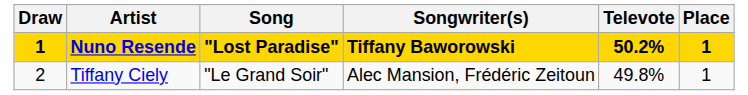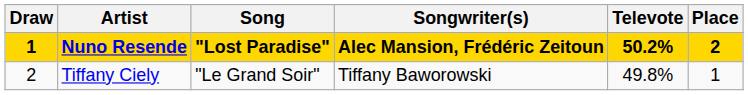(431, 47) Tiffany Baworowski -> (471, 47) Alec Mansion, Frédéric Zeitoun
(706, 47) 1 -> (715, 47) 2
(471, 75) Alec Mansion, Frédéric Zeitoun -> (415, 75) Tiffany Baworowski
